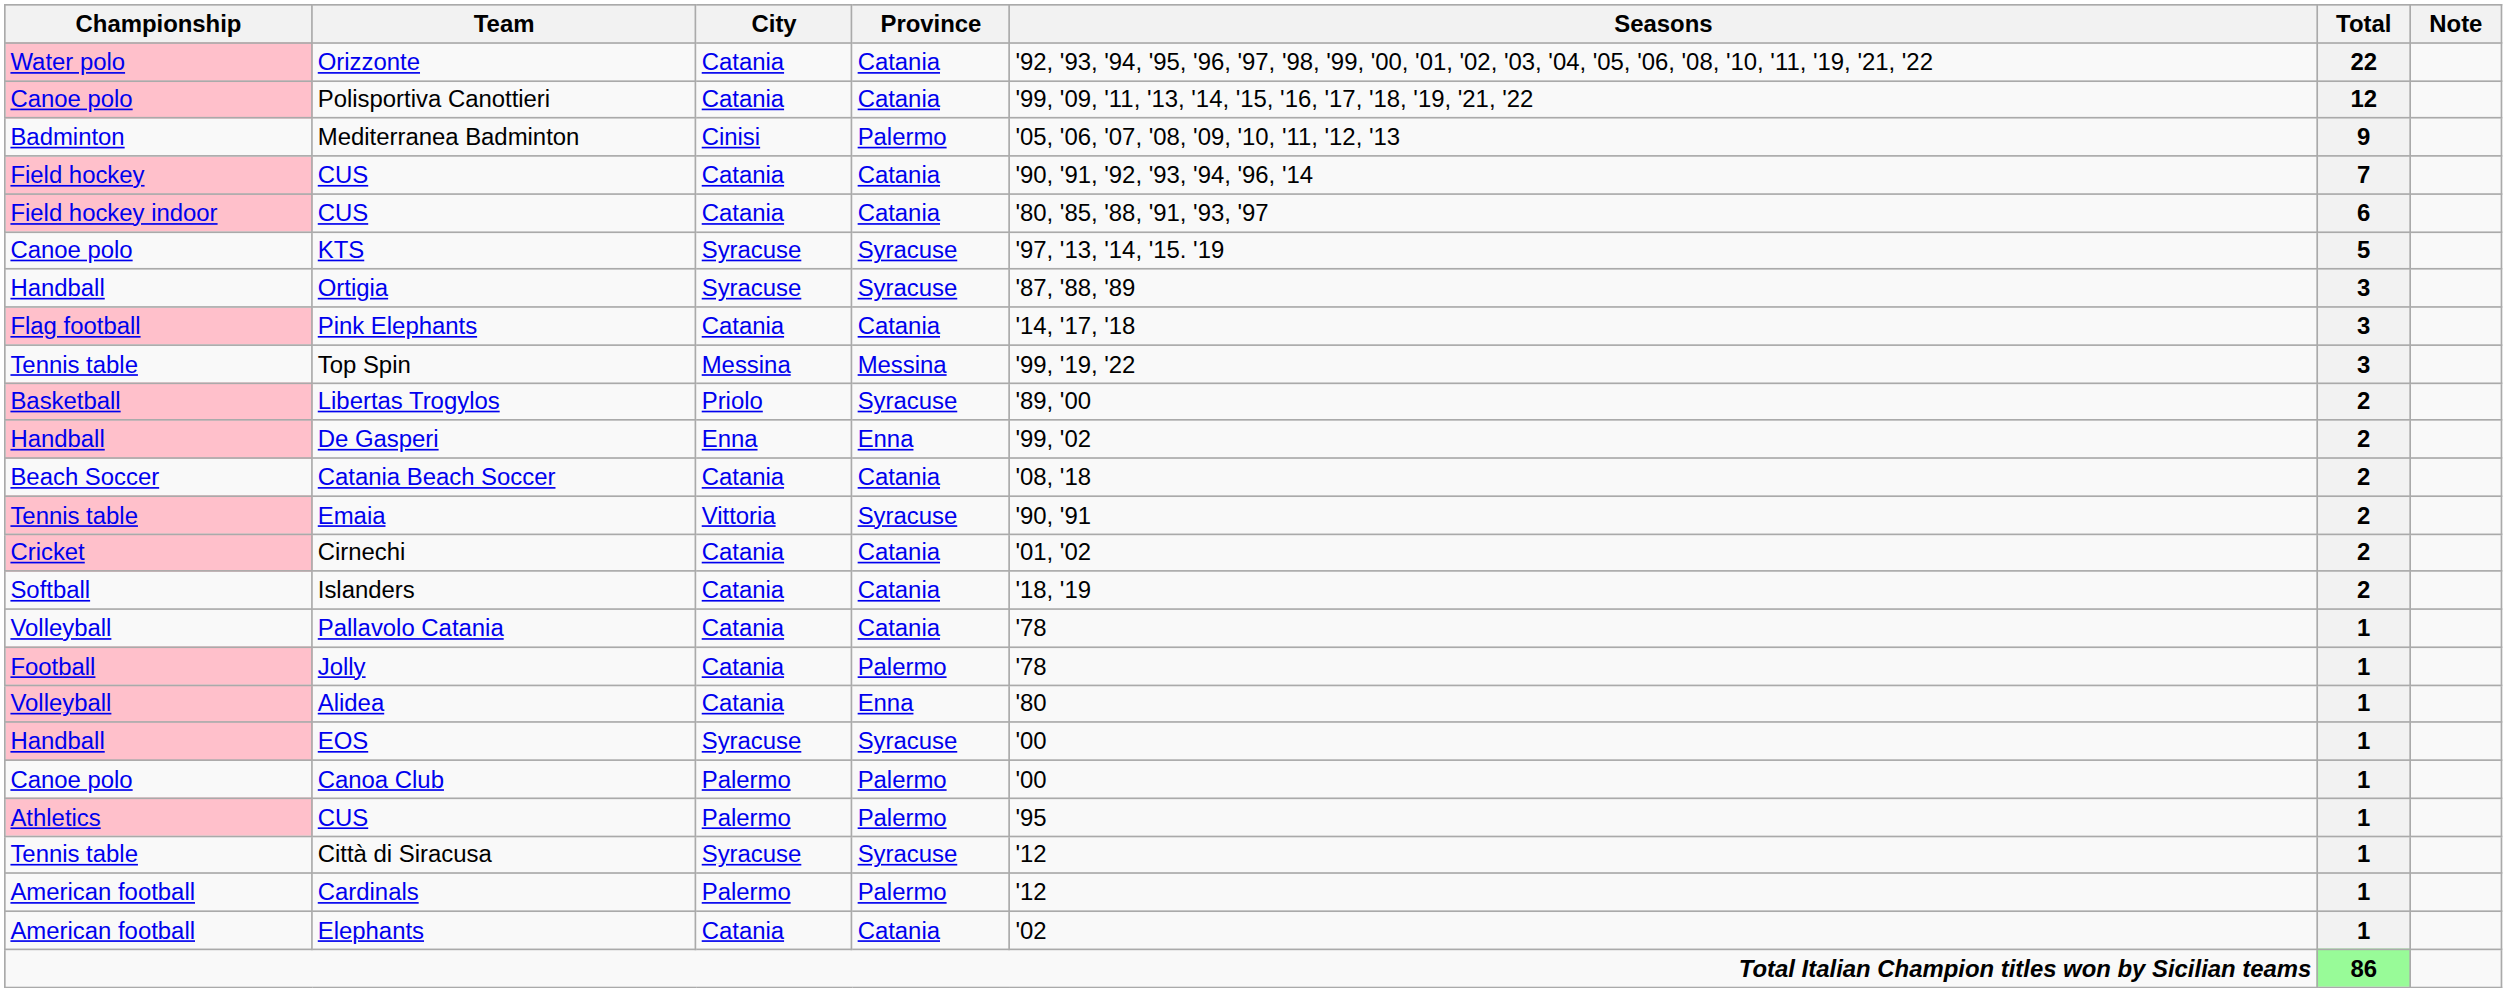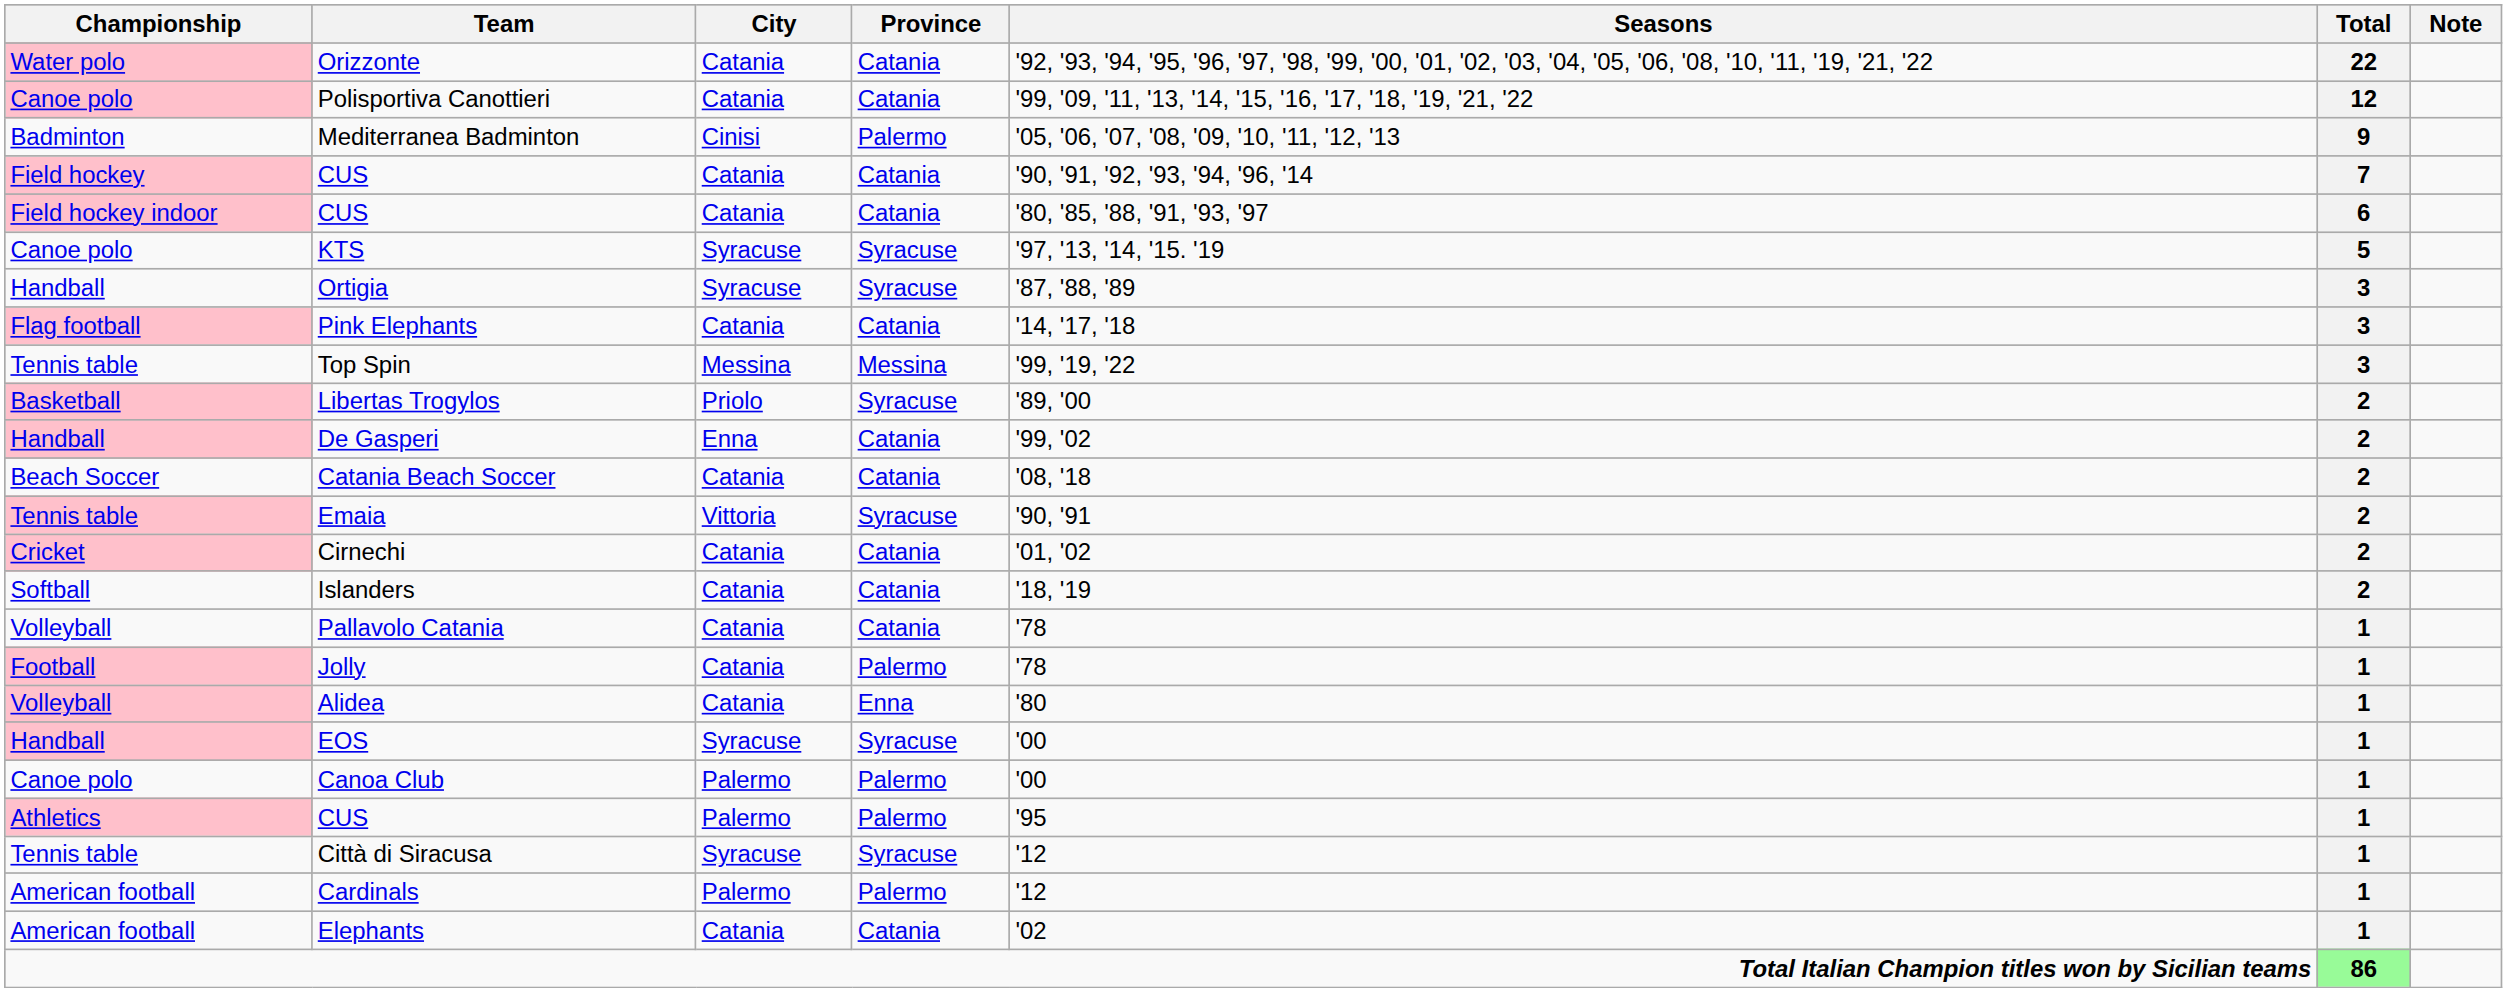(886, 440) Enna -> (899, 440) Catania
